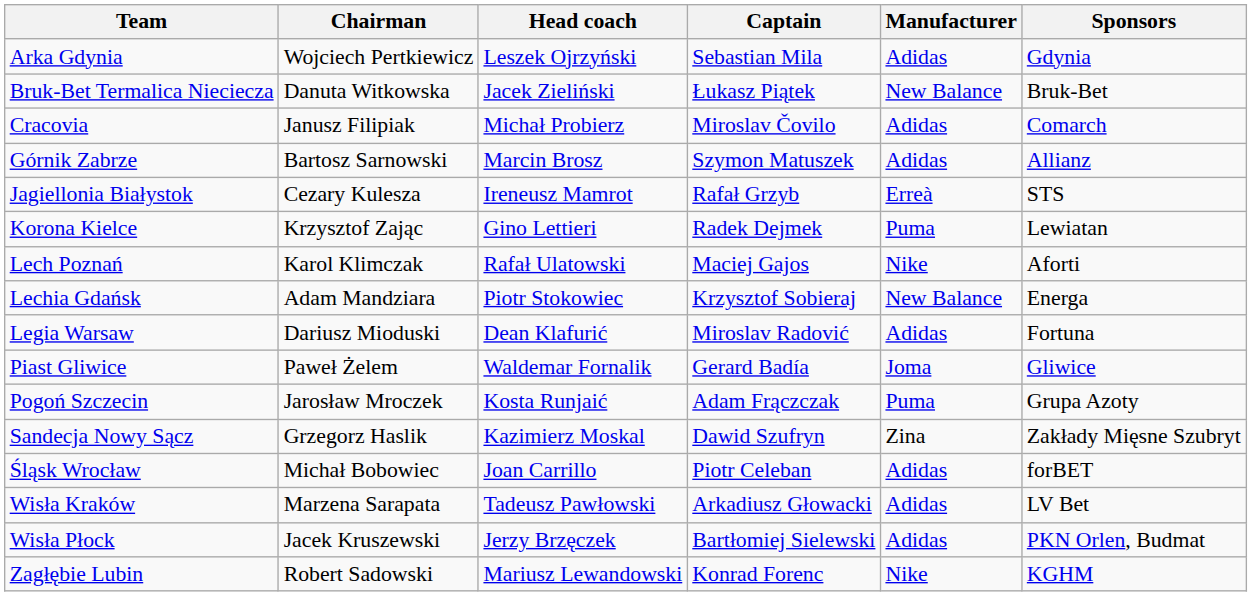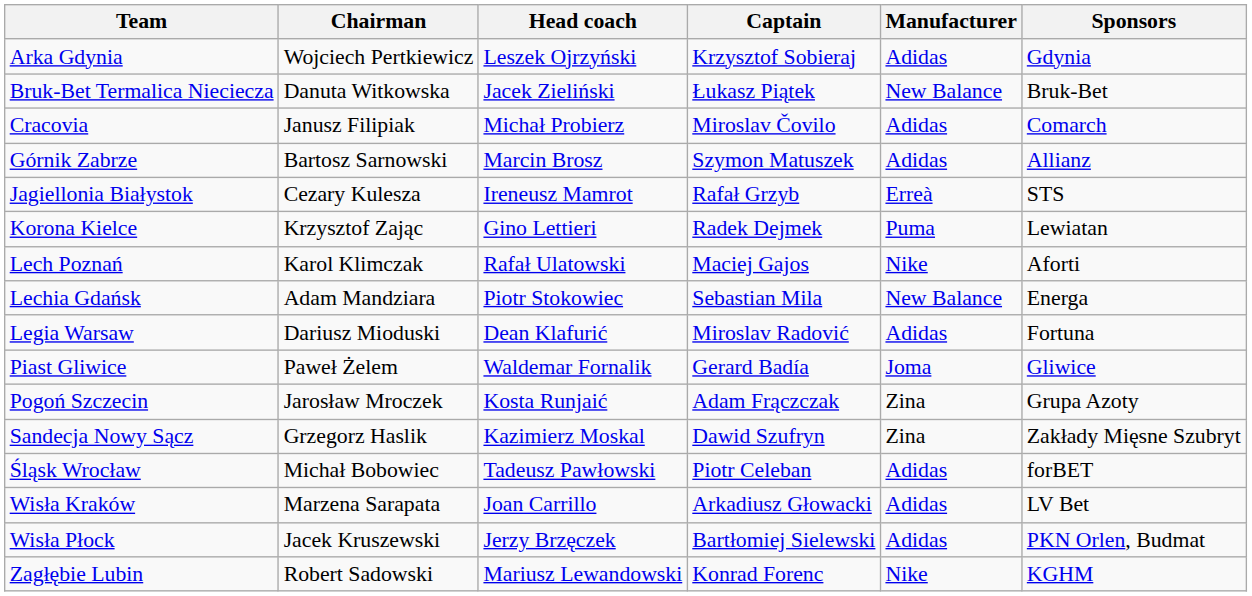(757, 56) Sebastian Mila -> (774, 56) Krzysztof Sobieraj
(774, 297) Krzysztof Sobieraj -> (757, 297) Sebastian Mila
(910, 401) Puma -> (905, 401) Zina
(540, 470) Joan Carrillo -> (569, 470) Tadeusz Pawłowski
(569, 504) Tadeusz Pawłowski -> (540, 504) Joan Carrillo
